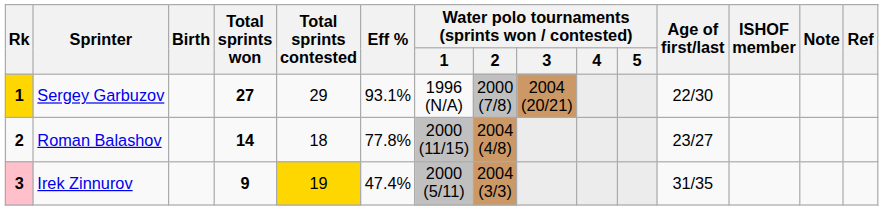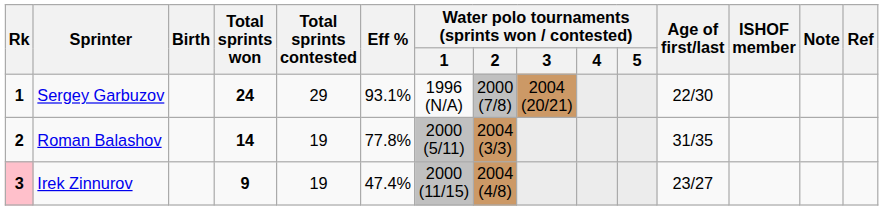(19, 96) gold background -> (19, 96) no background
(245, 96) 27 -> (245, 96) 24
(318, 139) 18 -> (318, 139) 19
(444, 139) 2000 (11/15) -> (444, 139) 2000 (5/11)
(495, 139) 2004 (4/8) -> (495, 139) 2004 (3/3)
(693, 139) 23/27 -> (693, 139) 31/35
(318, 183) gold background -> (318, 183) no background
(444, 183) 2000 (5/11) -> (444, 183) 2000 (11/15)
(495, 183) 2004 (3/3) -> (495, 183) 2004 (4/8)
(693, 183) 31/35 -> (693, 183) 23/27
